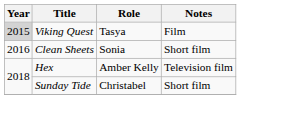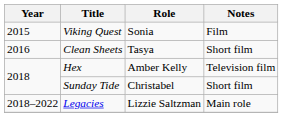(18, 31) lightgrey background -> (18, 31) no background
(112, 31) Tasya -> (141, 31) Sonia
(112, 49) Sonia -> (141, 49) Tasya
+ row: (84, 103)
